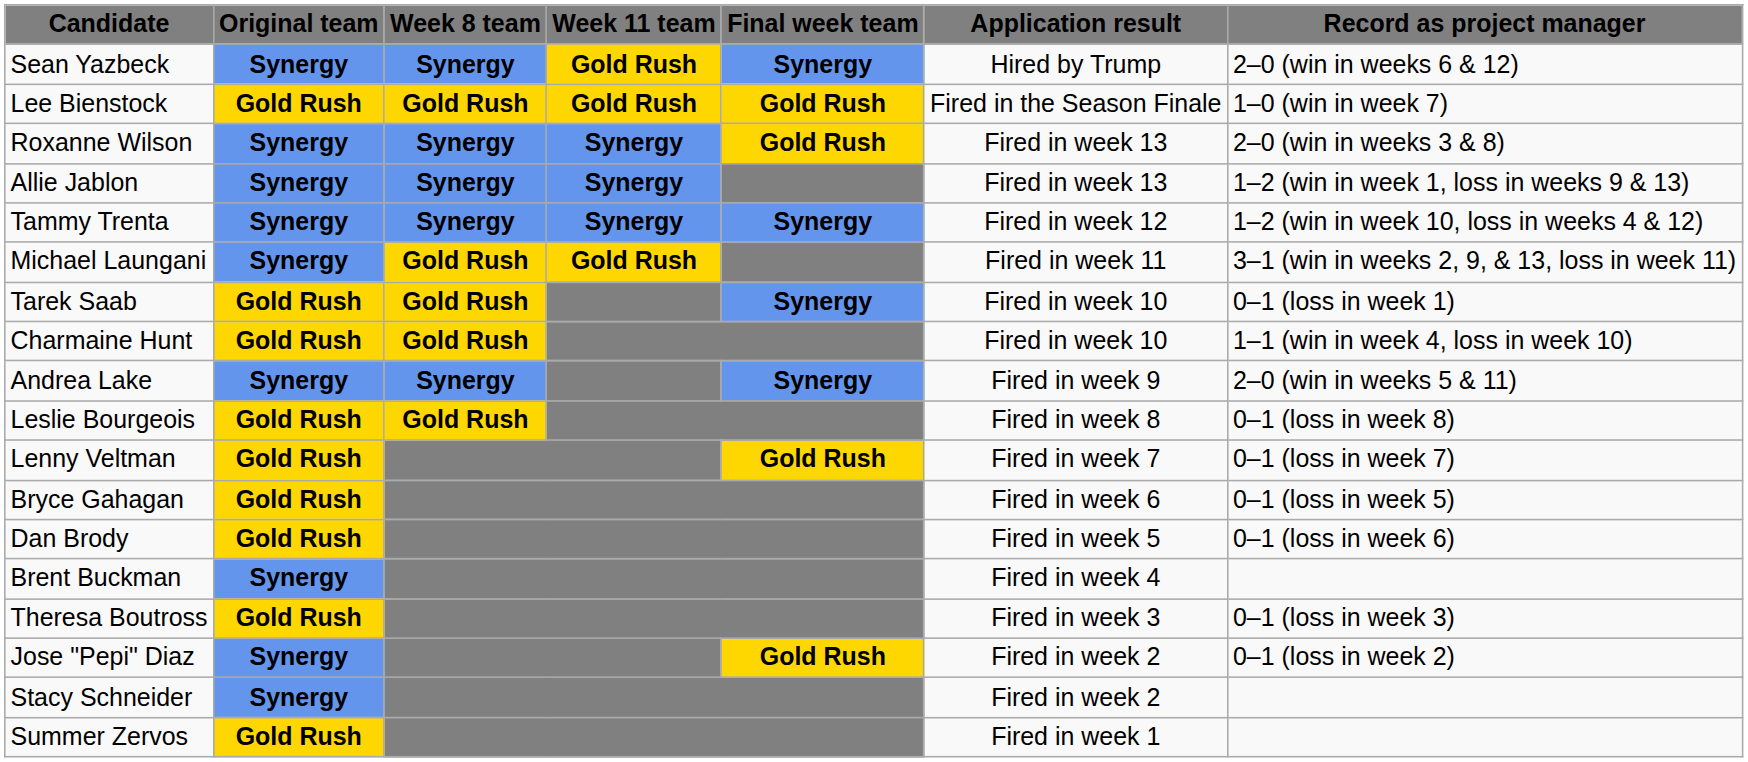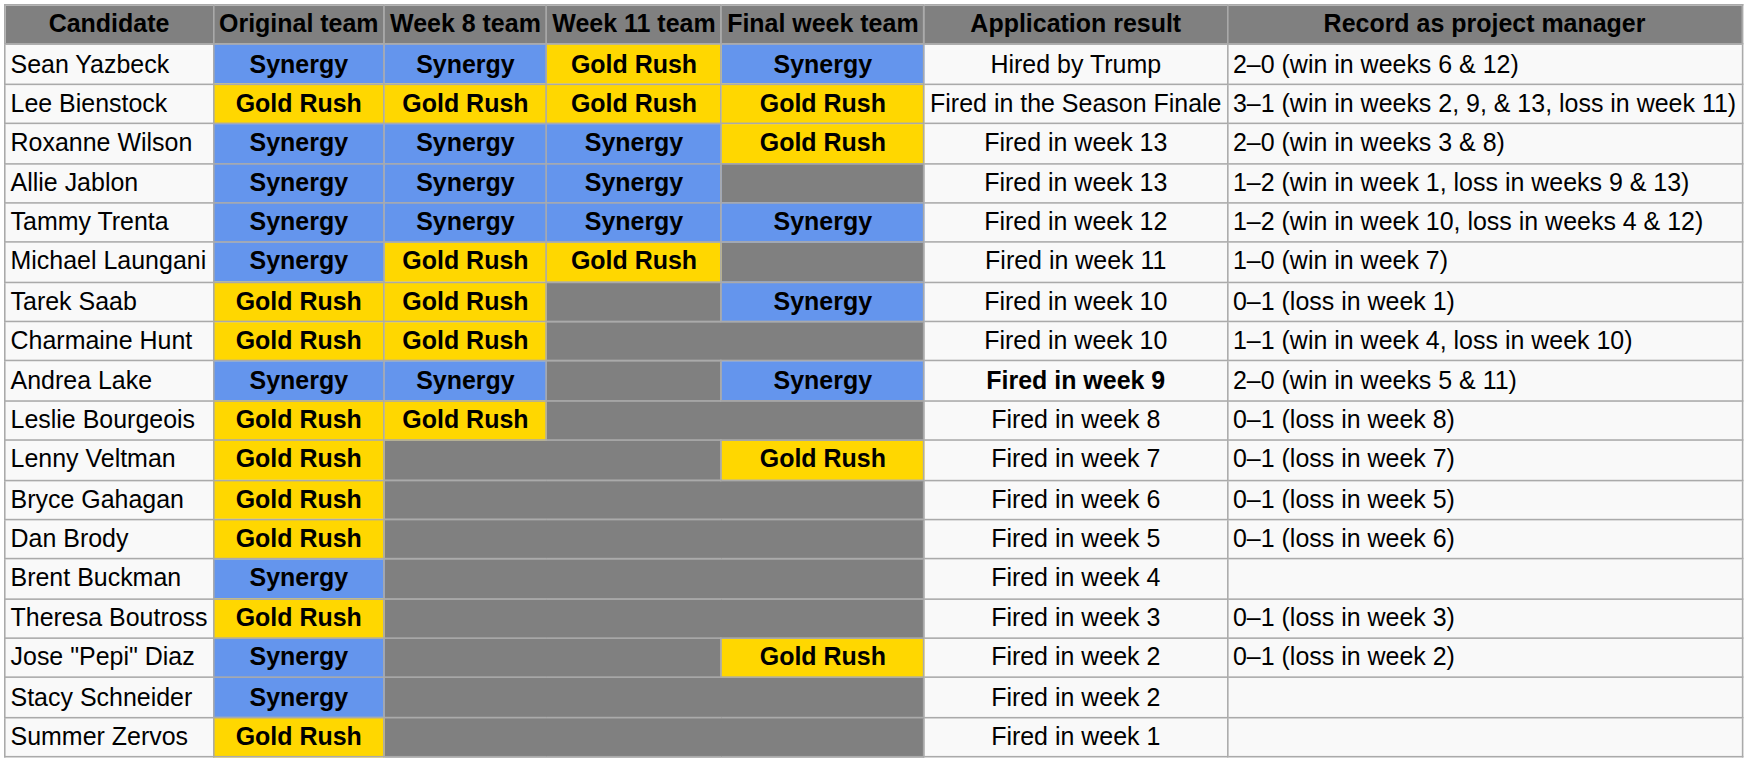(1340, 103) 1–0 (win in week 7) -> (1485, 103) 3–1 (win in weeks 2, 9, & 13, loss in week 11)
(1485, 261) 3–1 (win in weeks 2, 9, & 13, loss in week 11) -> (1340, 261) 1–0 (win in week 7)
(1076, 380) normal -> (1076, 380) bold
